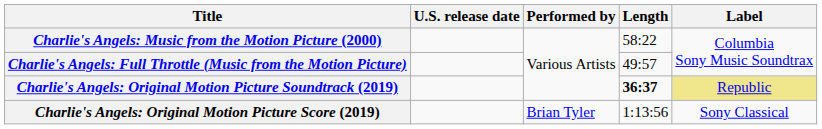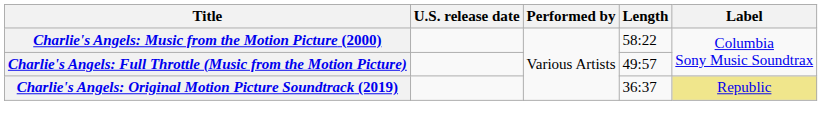(640, 87) bold -> (640, 87) normal
- row: (207, 111)
